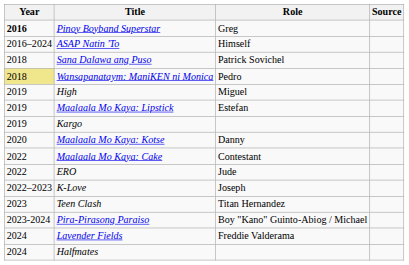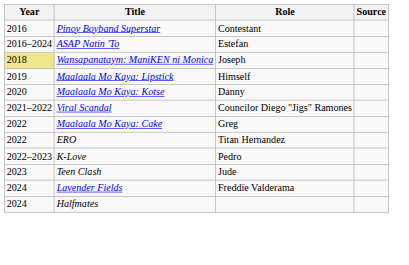(17, 28) bold -> (17, 28) normal
(228, 28) Greg -> (240, 28) Contestant
(234, 44) Himself -> (233, 44) Estefan
- row: (104, 60)
(230, 76) Pedro -> (232, 60) Joseph
- row: (67, 92)
(233, 108) Estefan -> (234, 76) Himself
- row: (69, 124)
+ row: (84, 108)
(240, 156) Contestant -> (228, 124) Greg
(227, 172) Jude -> (252, 140) Titan Hernandez
(232, 188) Joseph -> (230, 156) Pedro
(252, 204) Titan Hernandez -> (227, 172) Jude
- row: (103, 220)
